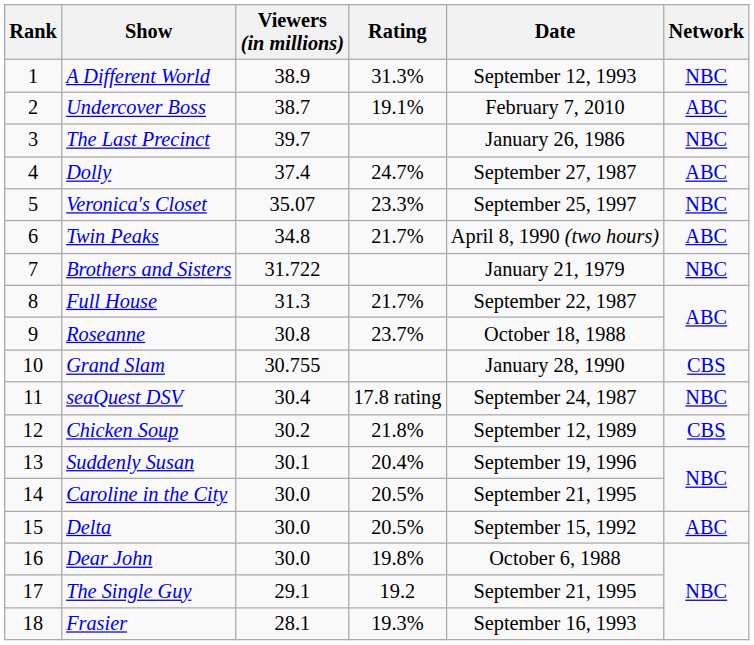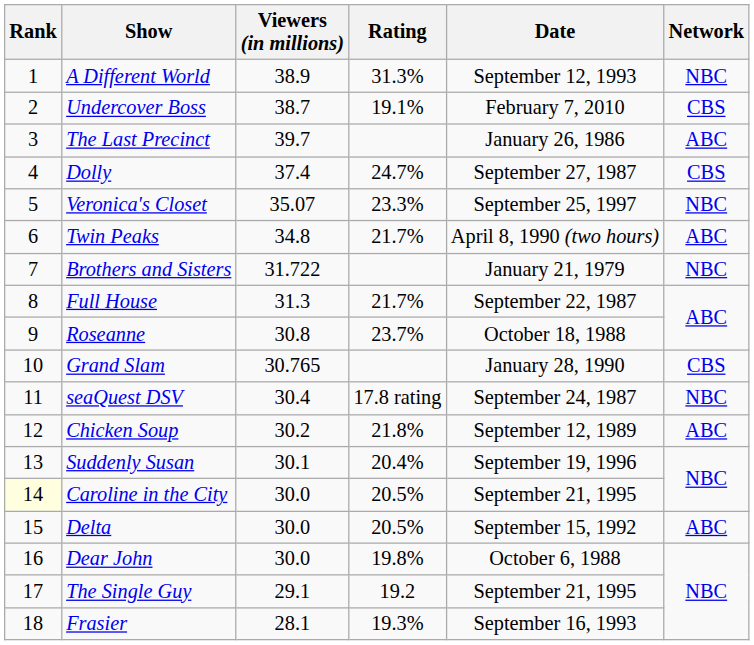(706, 107) ABC -> (706, 107) CBS
(706, 140) NBC -> (706, 140) ABC
(706, 172) ABC -> (706, 172) CBS
(292, 365) 30.755 -> (292, 365) 30.765
(706, 430) CBS -> (706, 430) ABC
(33, 494) no background -> (33, 494) lightyellow background
